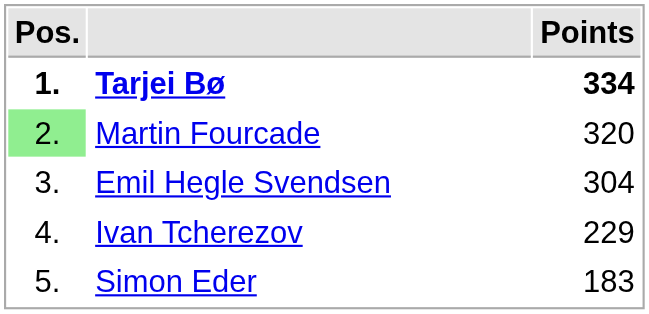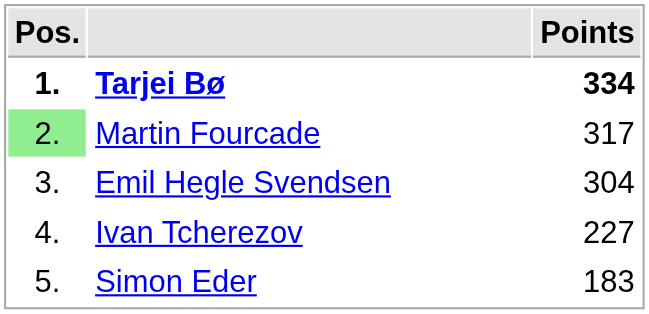(609, 133) 320 -> (609, 133) 317
(609, 232) 229 -> (609, 232) 227
